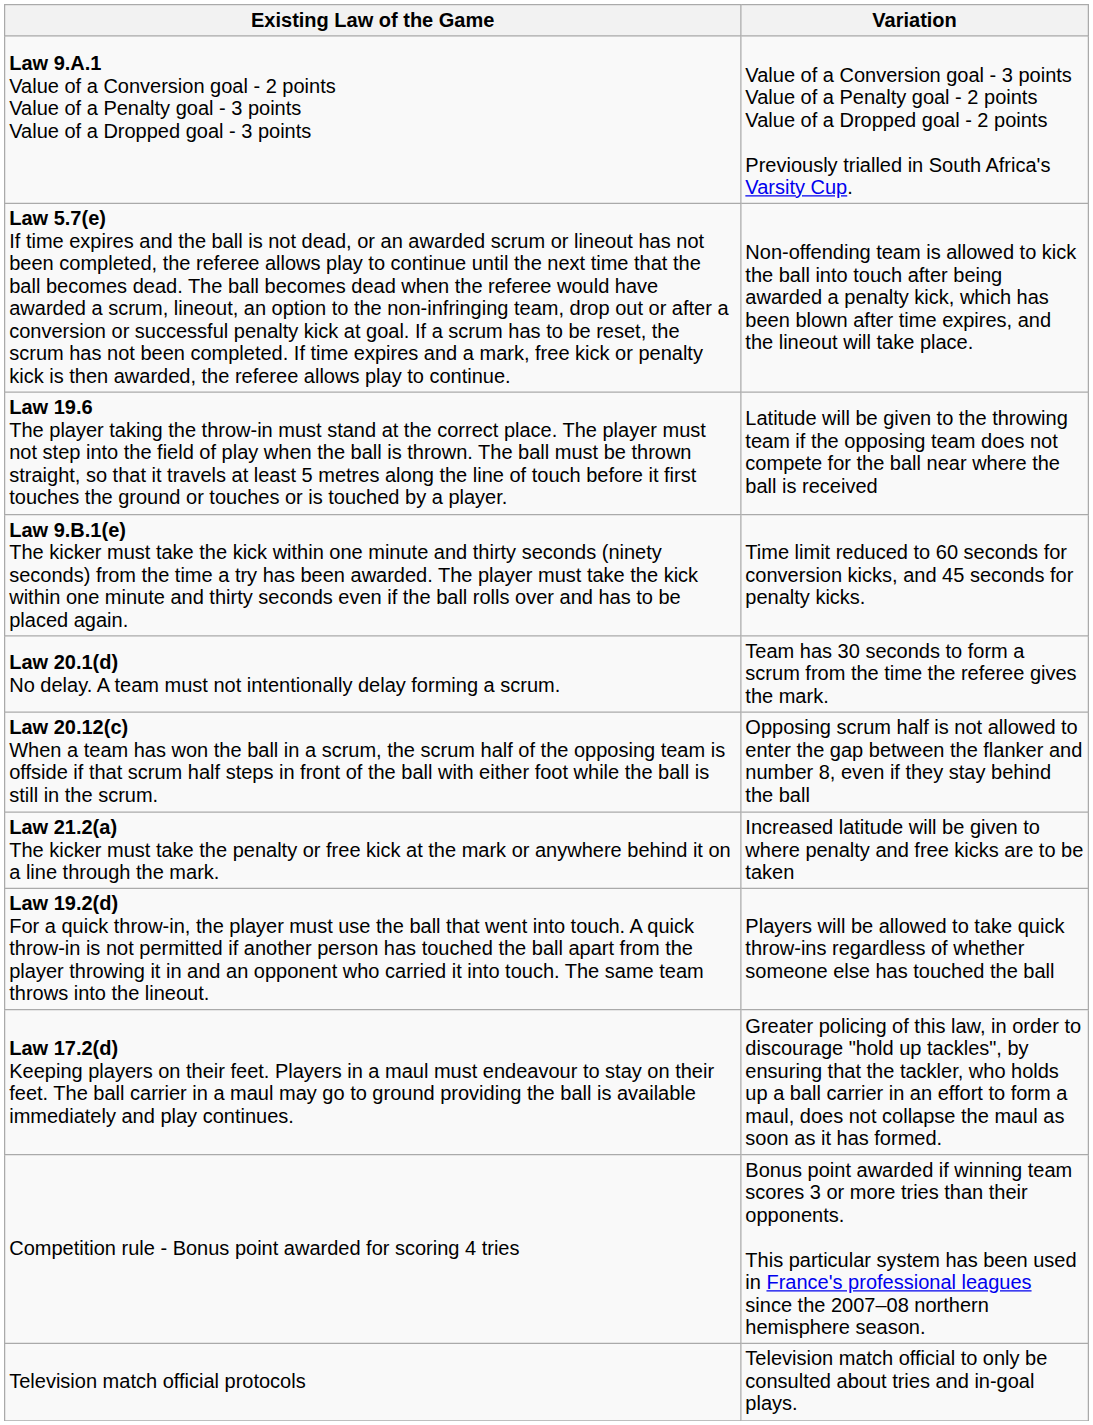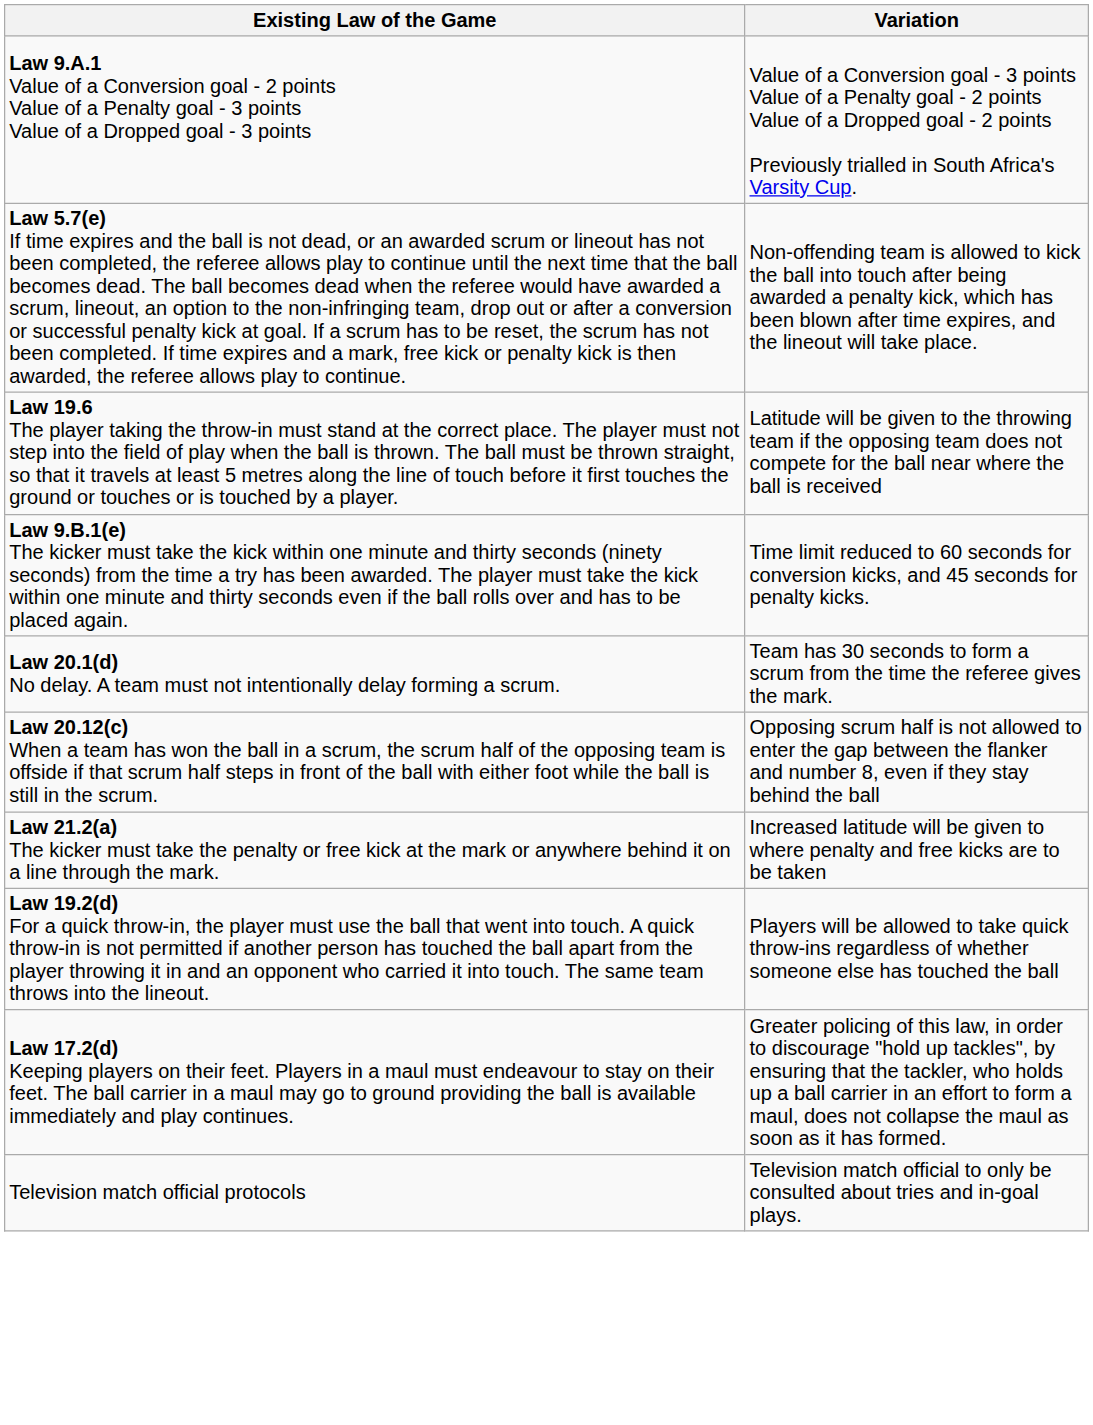- row: (264, 1248)
